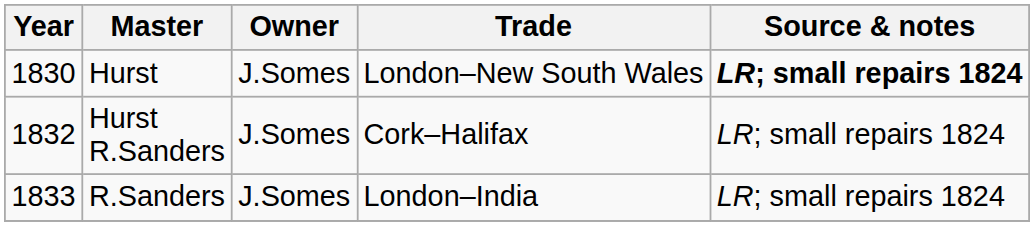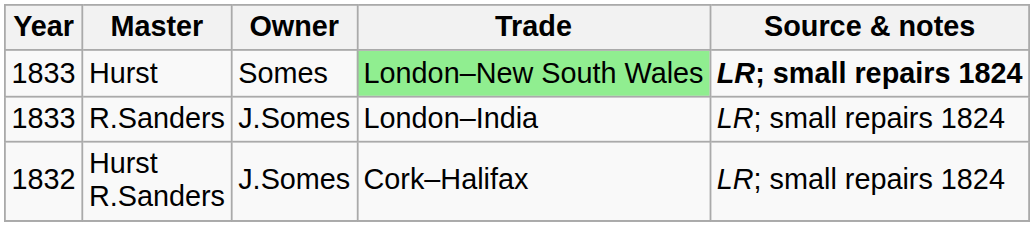(44, 73) 1830 -> (44, 73) 1833
(294, 73) J.Somes -> (283, 73) Somes
(534, 73) no background -> (534, 73) lightgreen background
rows swapped: (157, 134) <-> (157, 196)
